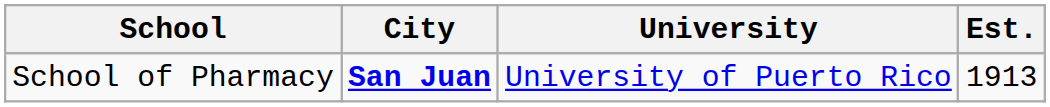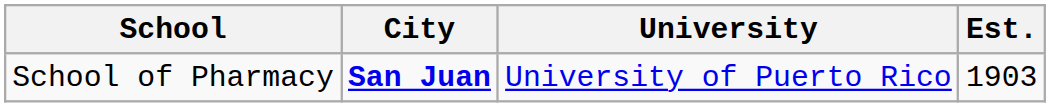(1002, 78) 1913 -> (1002, 78) 1903
